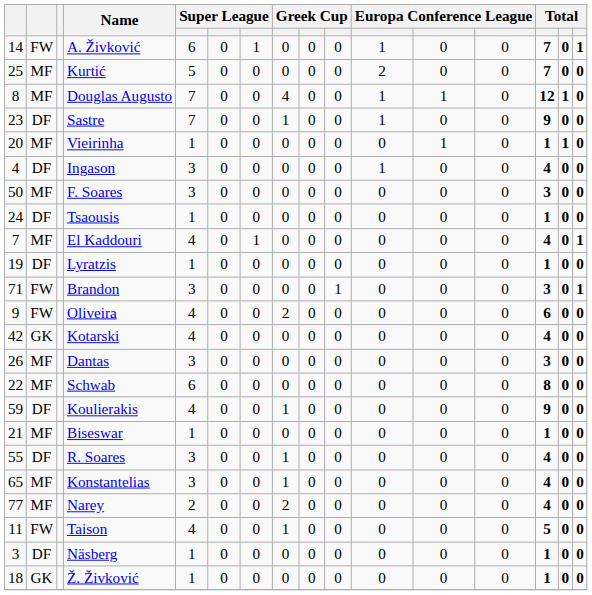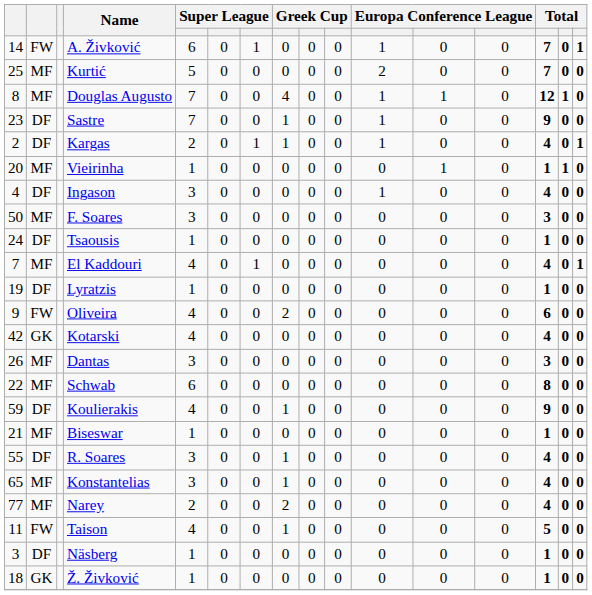+ row: (88, 144)
- row: (93, 288)
